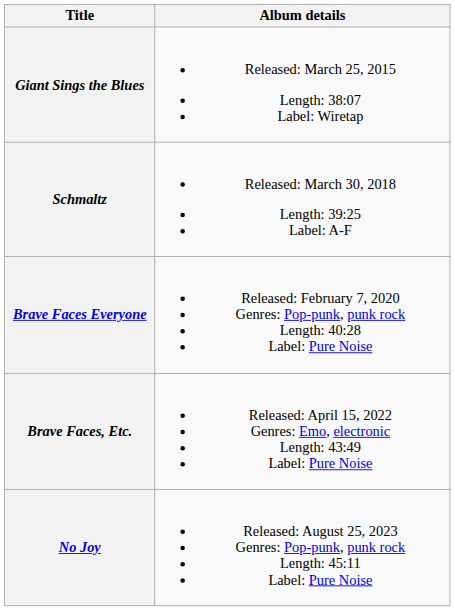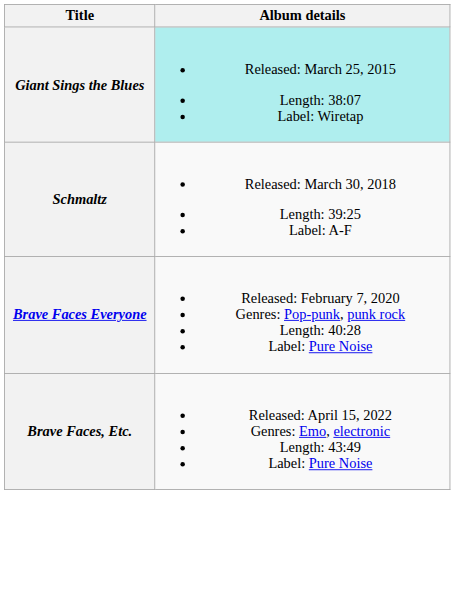(302, 93) no background -> (302, 93) paleturquoise background
- row: (80, 547)
